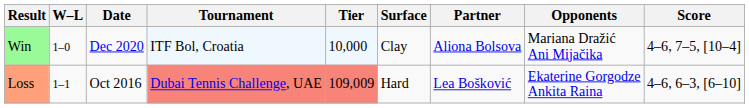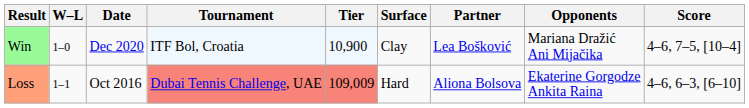(348, 45) 10,000 -> (348, 45) 10,900
(477, 45) Aliona Bolsova -> (472, 45) Lea Bošković
(472, 84) Lea Bošković -> (477, 84) Aliona Bolsova
